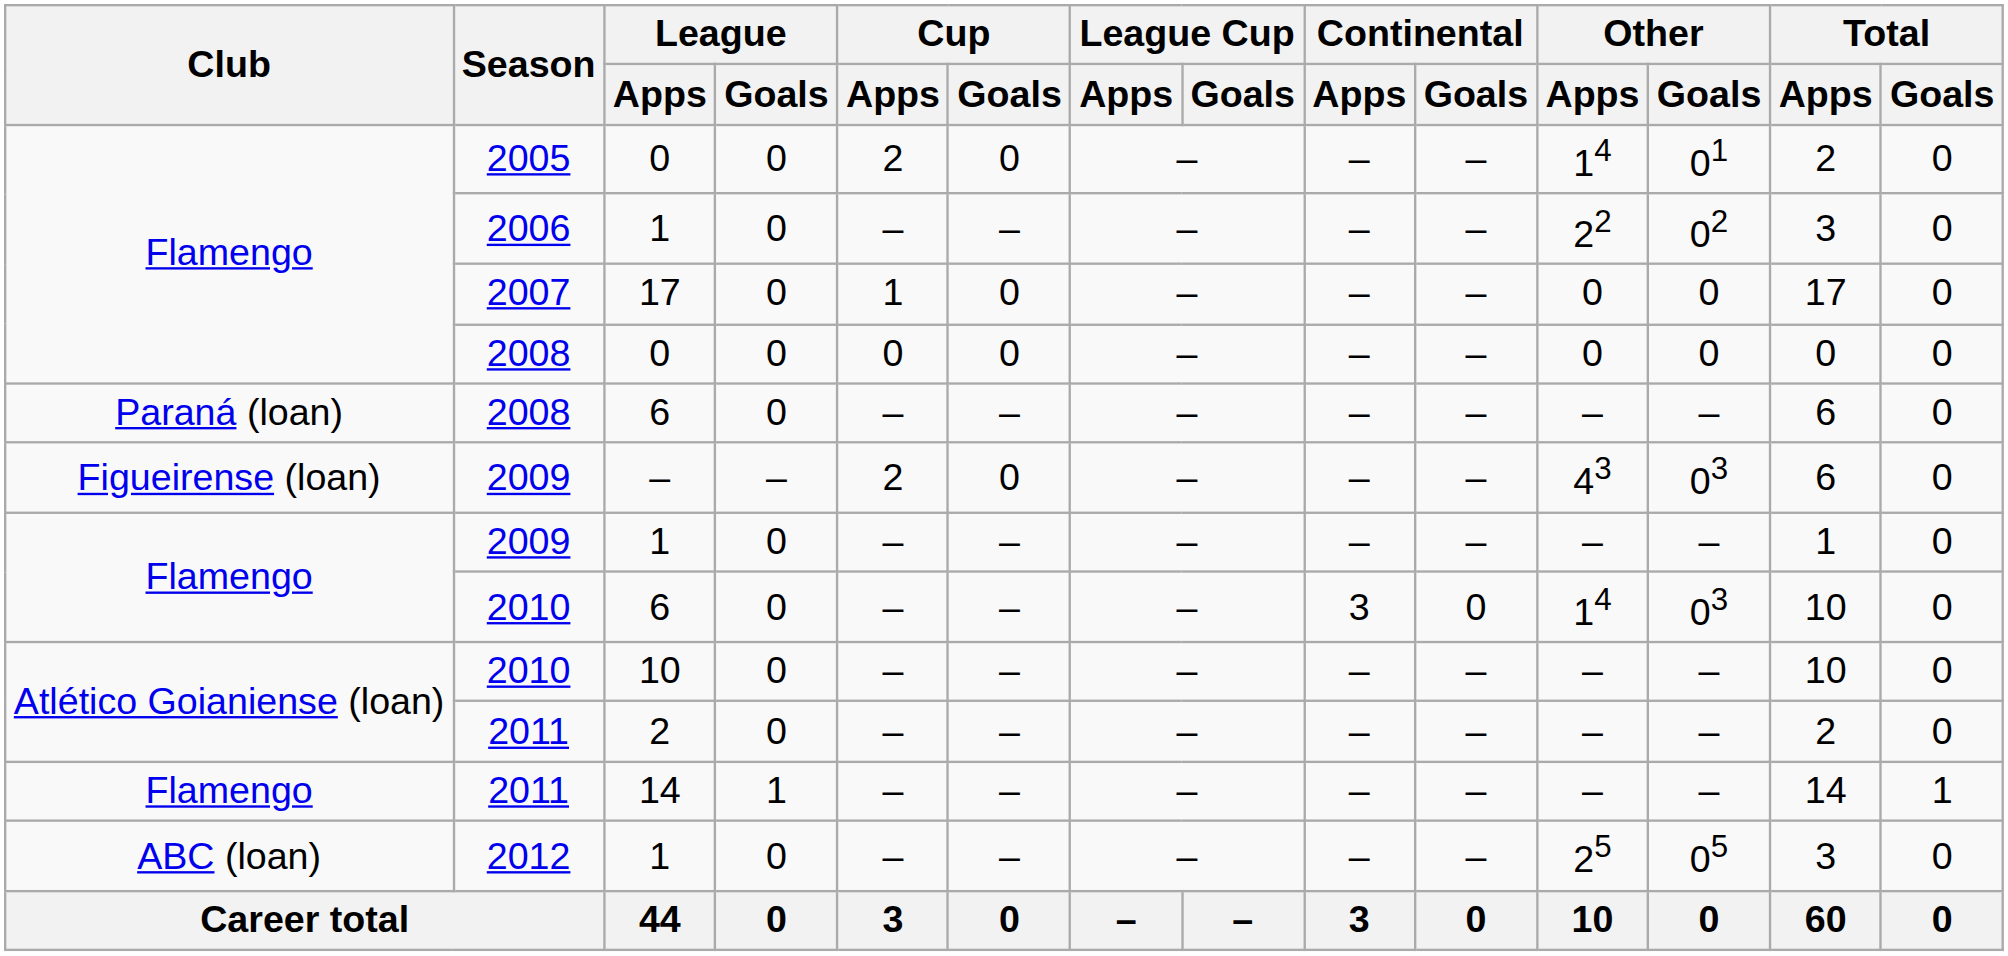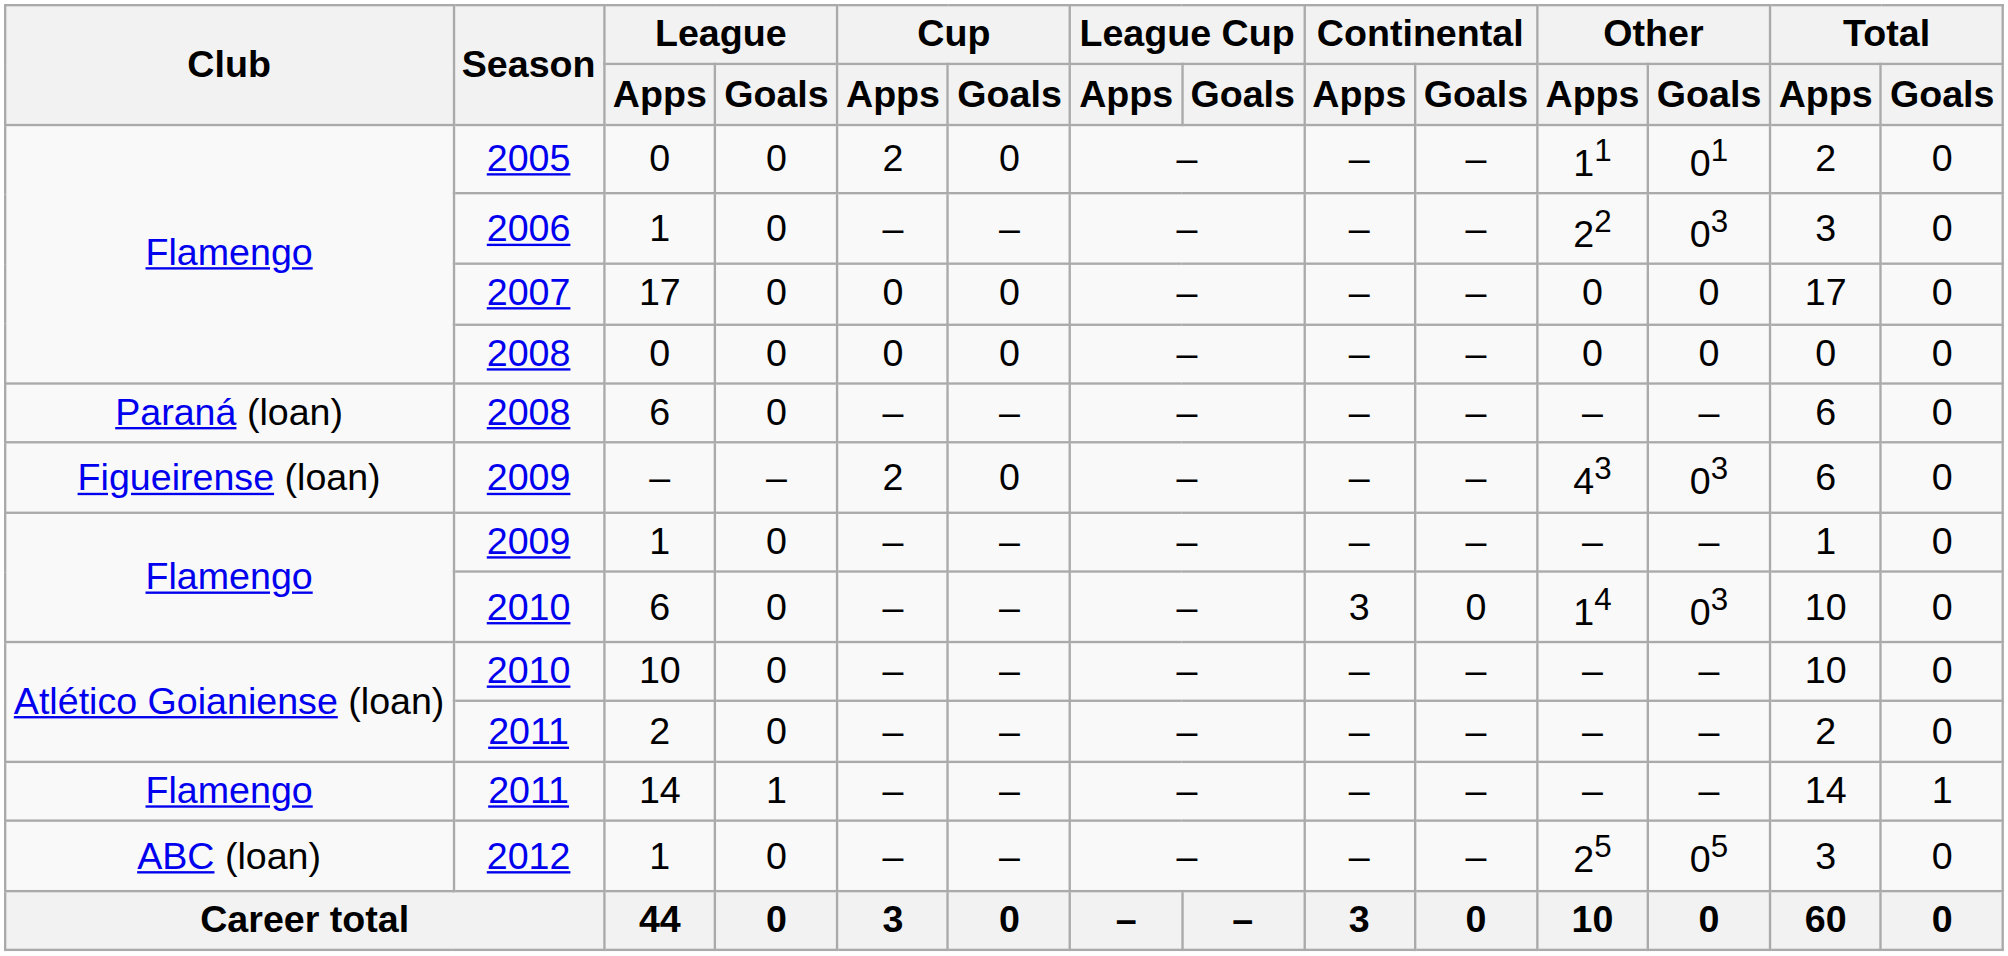(1592, 158) 14 -> (1592, 158) 11
(1709, 228) 02 -> (1709, 228) 03
(893, 293) 1 -> (893, 293) 0
